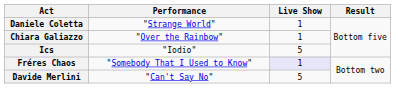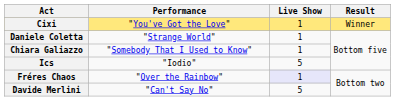+ row: (47, 24)
(179, 37) "Over the Rainbow" -> (179, 50) "Somebody That I Used to Know"
(179, 63) "Somebody That I Used to Know" -> (179, 77) "Over the Rainbow"
